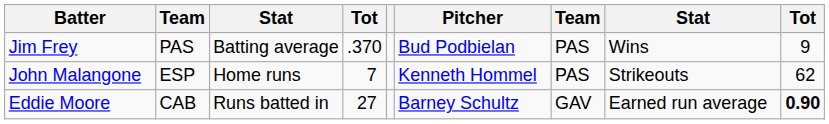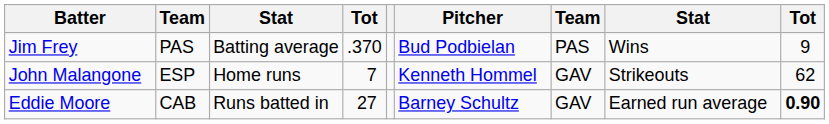(572, 75) PAS -> (573, 75) GAV
